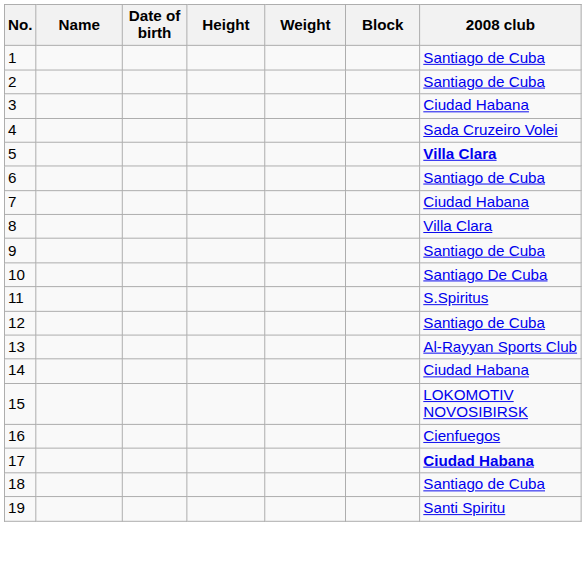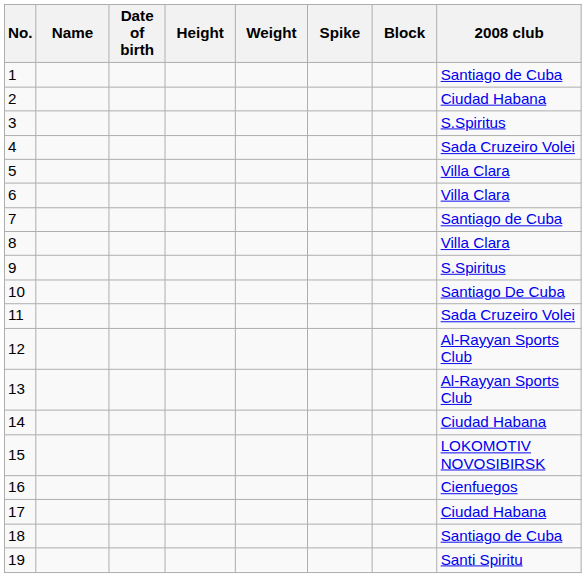+ column: (340, 33)
(484, 81) Santiago de Cuba -> (493, 98) Ciudad Habana
(476, 105) Ciudad Habana -> (473, 123) S.Spiritus
(460, 154) bold -> (475, 171) normal
(484, 178) Santiago de Cuba -> (475, 195) Villa Clara
(476, 202) Ciudad Habana -> (501, 219) Santiago de Cuba
(484, 250) Santiago de Cuba -> (473, 267) S.Spiritus
(456, 298) S.Spiritus -> (508, 315) Sada Cruzeiro Volei
(484, 322) Santiago de Cuba -> (500, 348) Al-Rayyan Sports Club
(479, 460) bold -> (493, 511) normal
